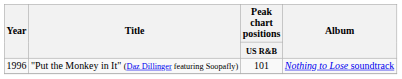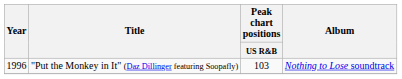(262, 66) 101 -> (262, 66) 103
